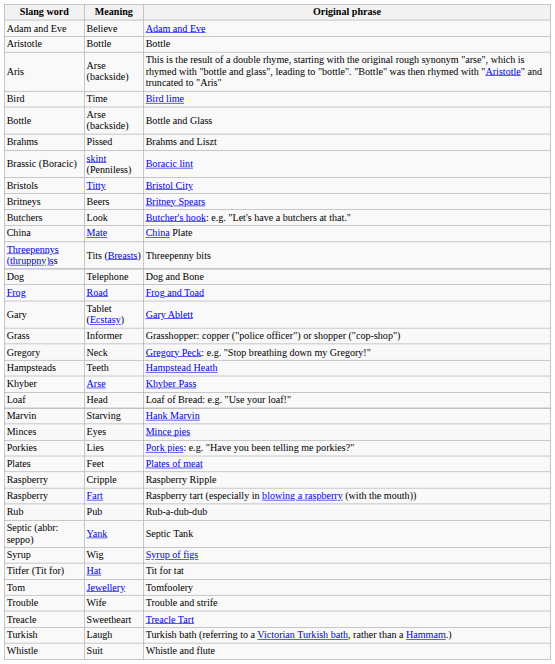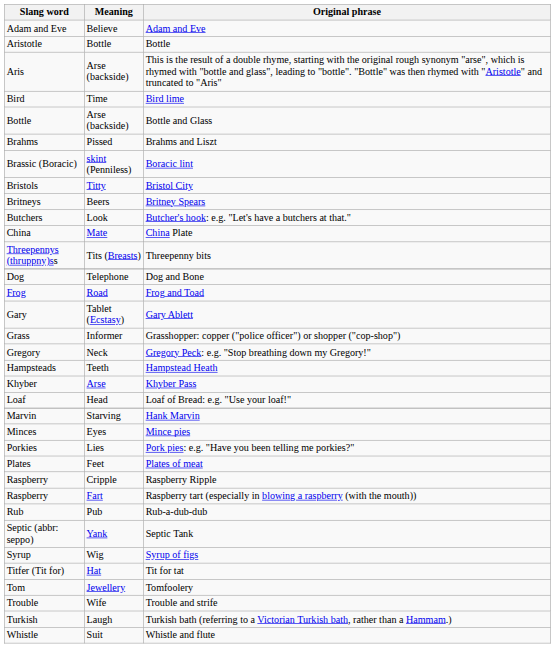- row: (170, 619)
